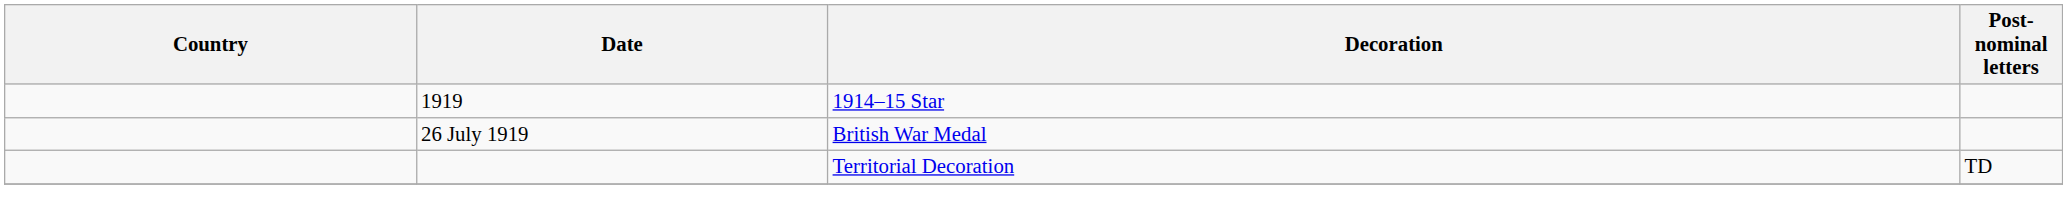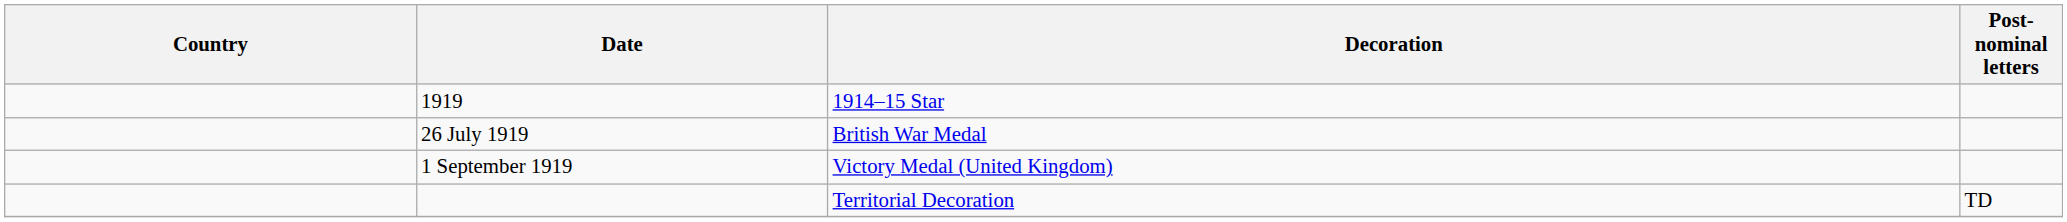+ row: (497, 166)
